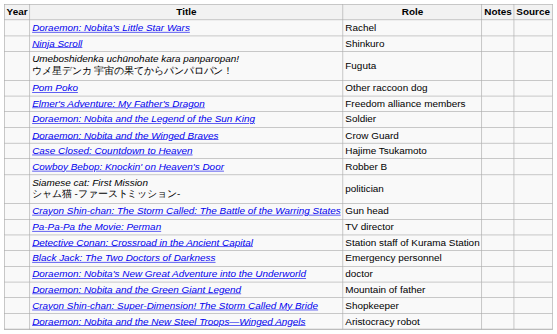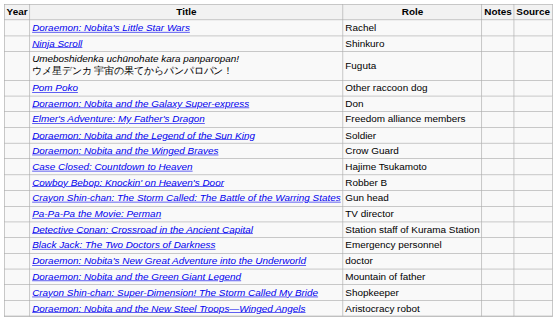+ row: (141, 104)
- row: (106, 188)
